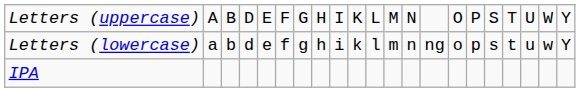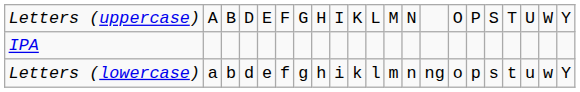rows swapped: (104, 46) <-> (24, 73)
